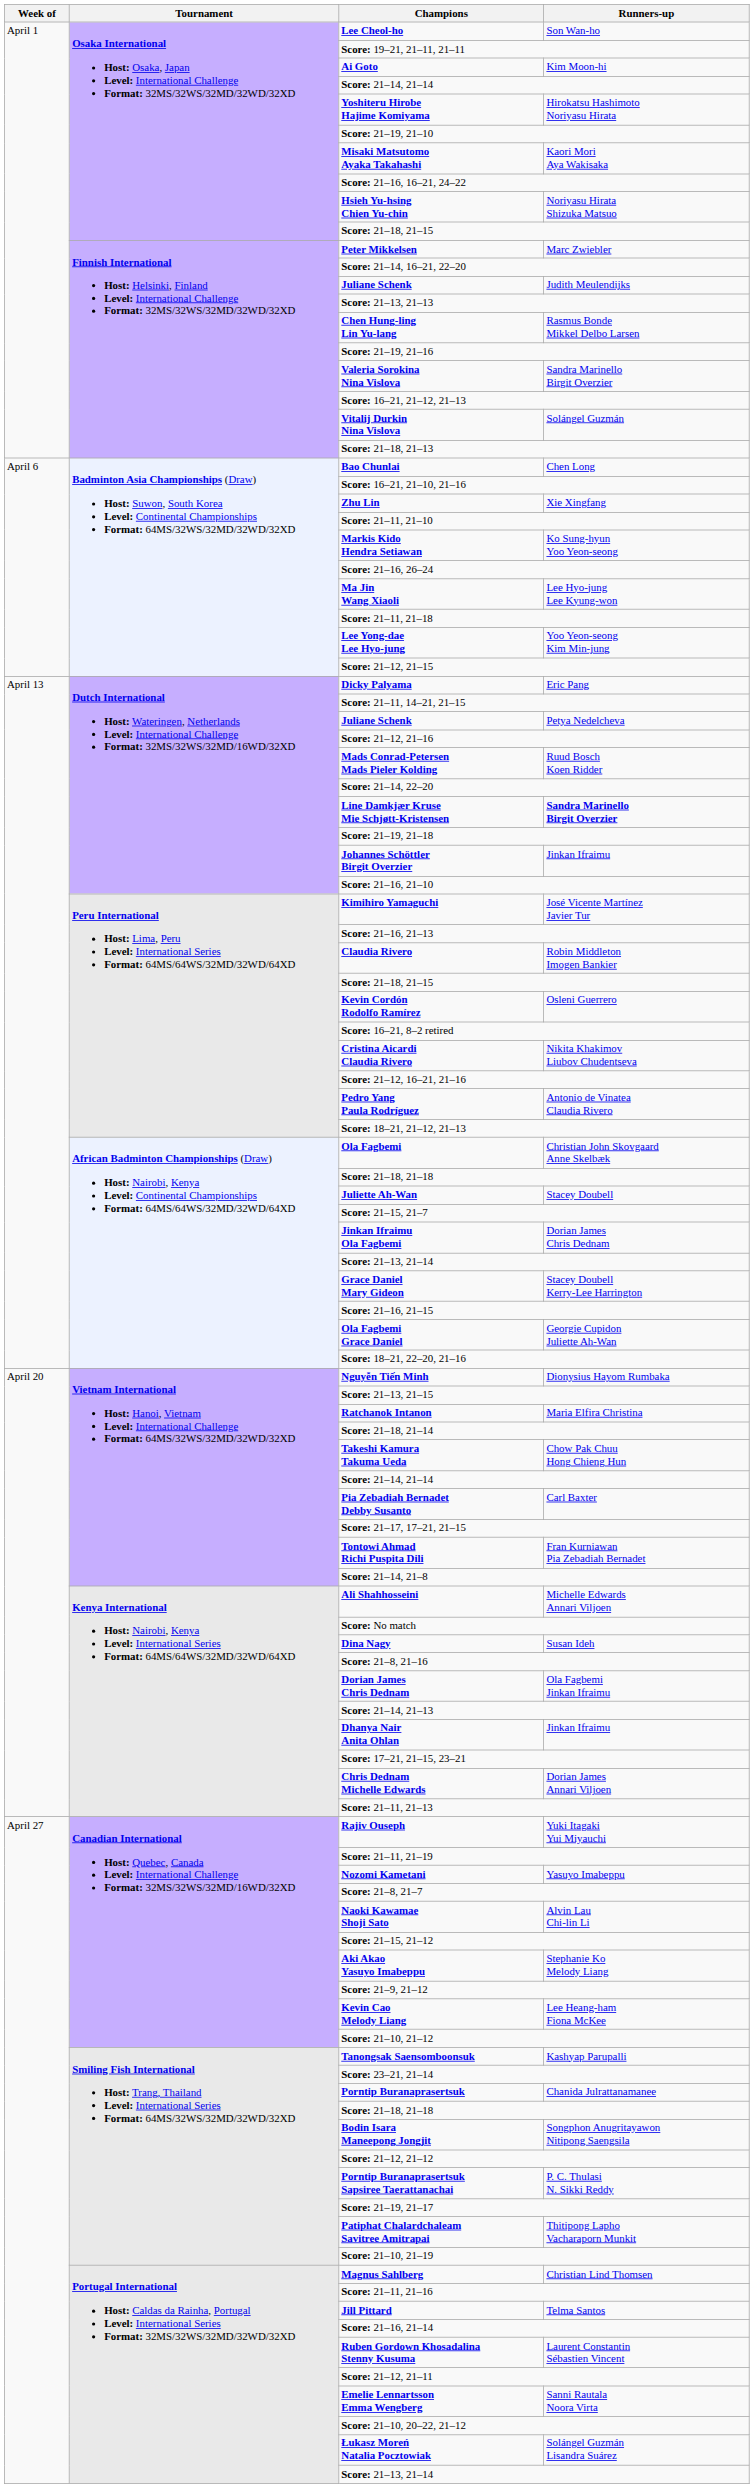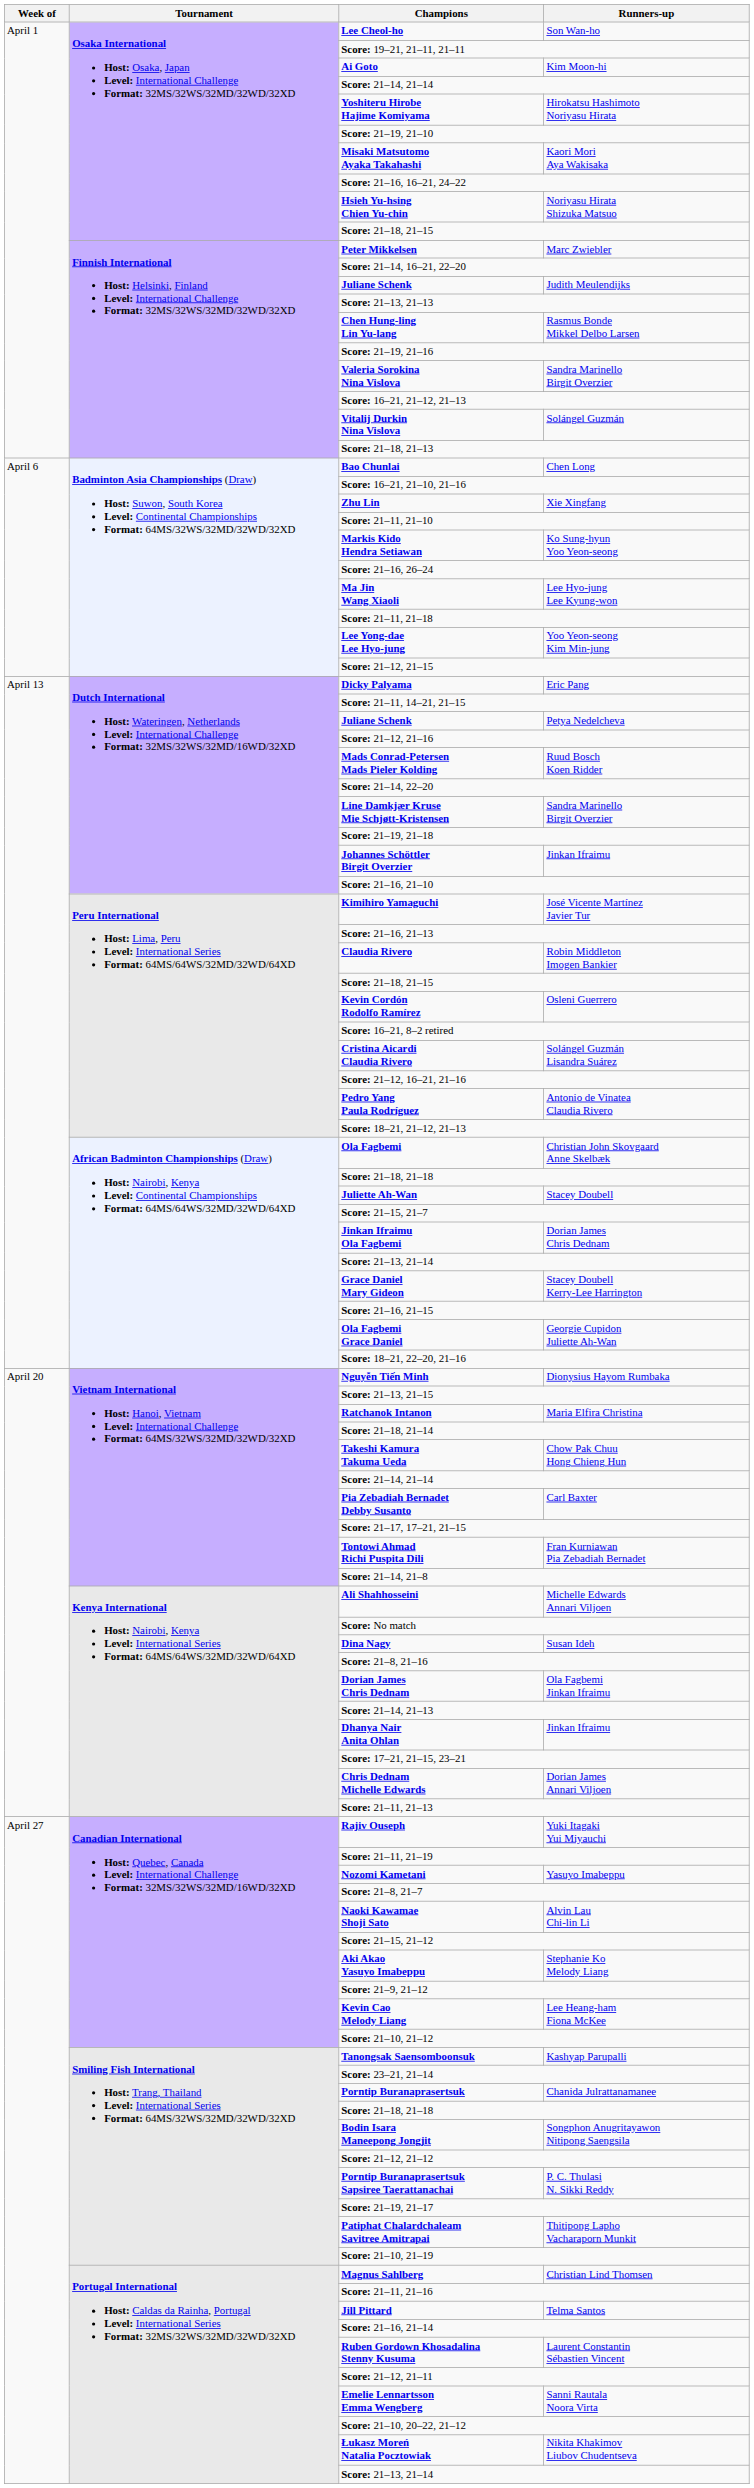(588, 811) bold -> (584, 811) normal
(592, 1055) Nikita Khakimov Liubov Chudentseva -> (585, 1055) Solángel Guzmán Lisandra Suárez
(585, 2449) Solángel Guzmán Lisandra Suárez -> (592, 2449) Nikita Khakimov Liubov Chudentseva
